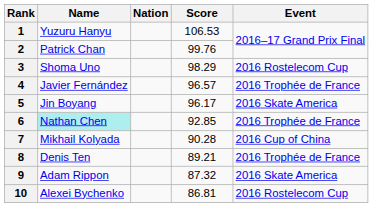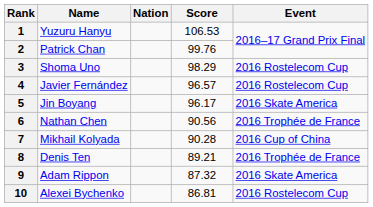(298, 85) 2016 Trophée de France -> (292, 85) 2016 Rostelecom Cup
(73, 121) paleturquoise background -> (73, 121) no background
(202, 121) 92.85 -> (202, 121) 90.56
